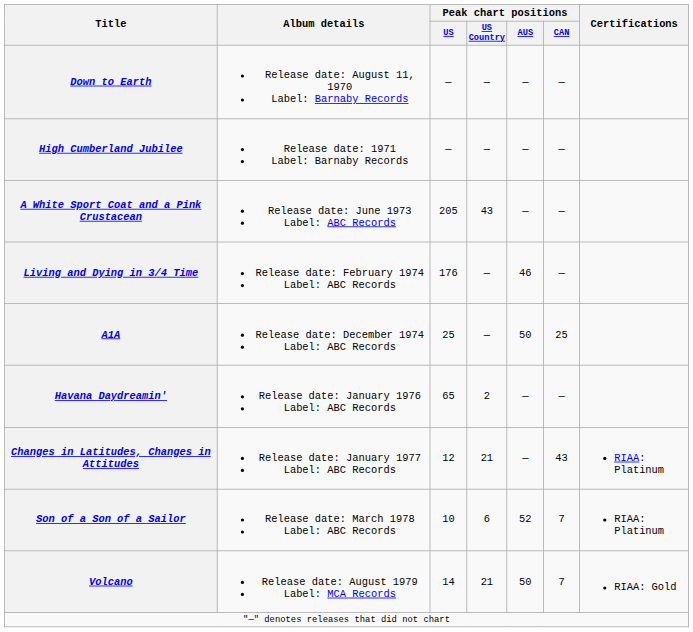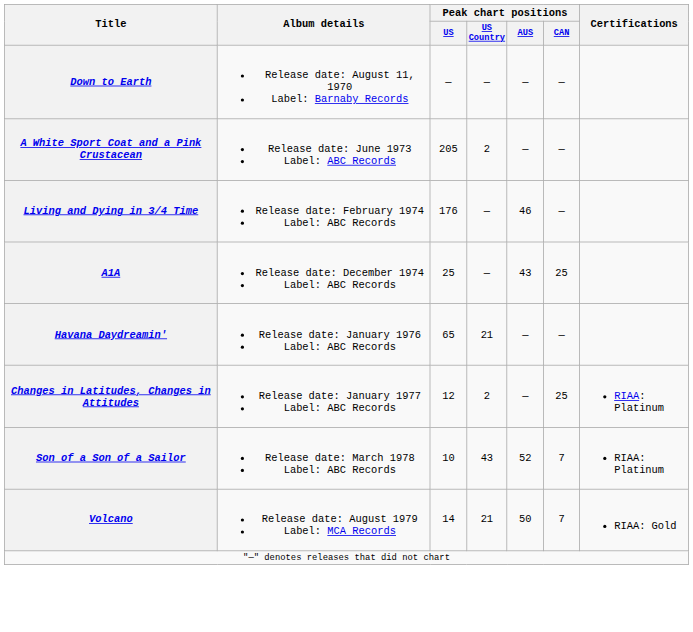- row: (111, 149)
(487, 211) 43 -> (487, 149) 2
(525, 335) 50 -> (525, 273) 43
(487, 396) 2 -> (487, 335) 21
(487, 458) 21 -> (487, 396) 2
(562, 458) 43 -> (562, 396) 25
(487, 520) 6 -> (487, 458) 43
